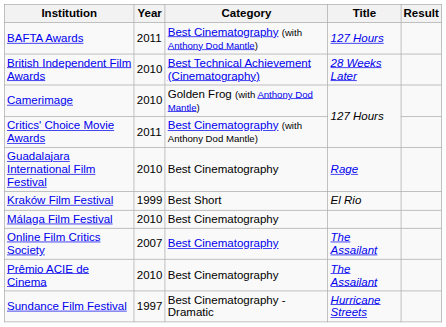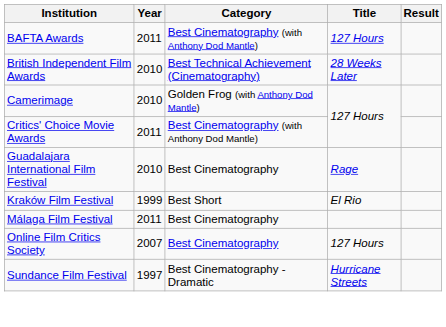(150, 219) 2010 -> (149, 219) 2011
(354, 244) The Assailant -> (357, 244) 127 Hours
- row: (48, 275)
